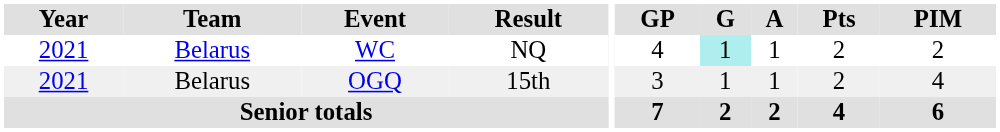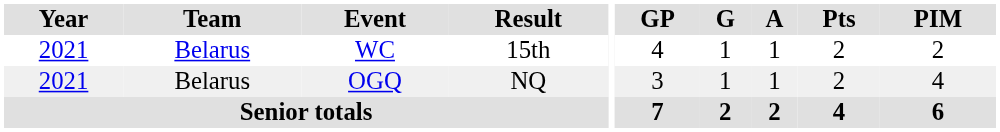(528, 50) NQ -> (528, 50) 15th
(725, 50) paleturquoise background -> (725, 50) no background
(528, 81) 15th -> (528, 81) NQ
